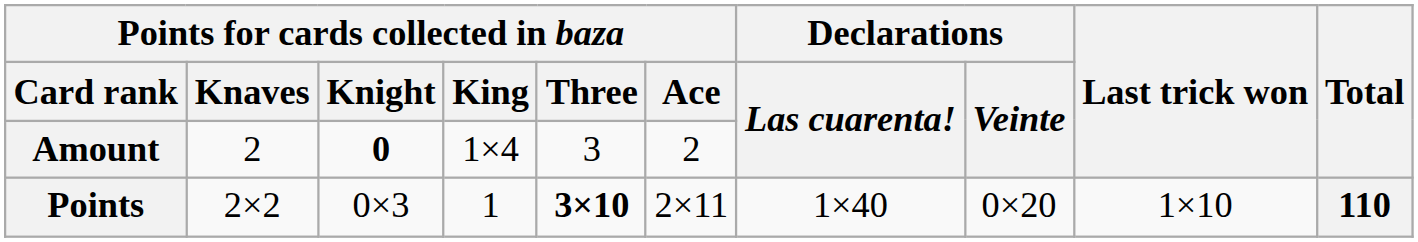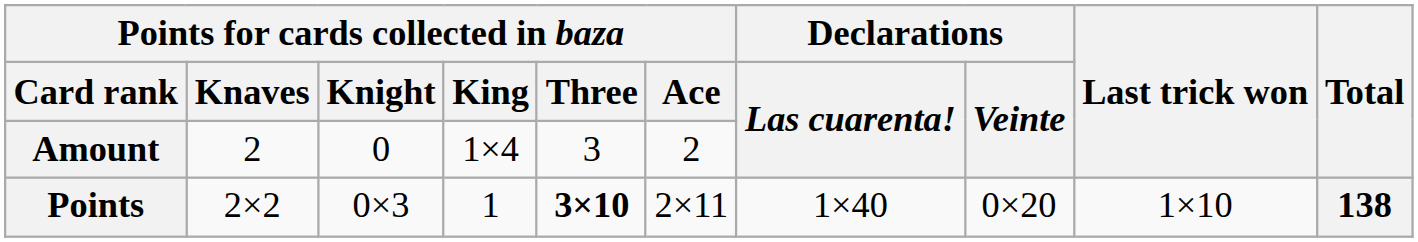(381, 148) bold -> (381, 148) normal
(1365, 206) 110 -> (1365, 206) 138
